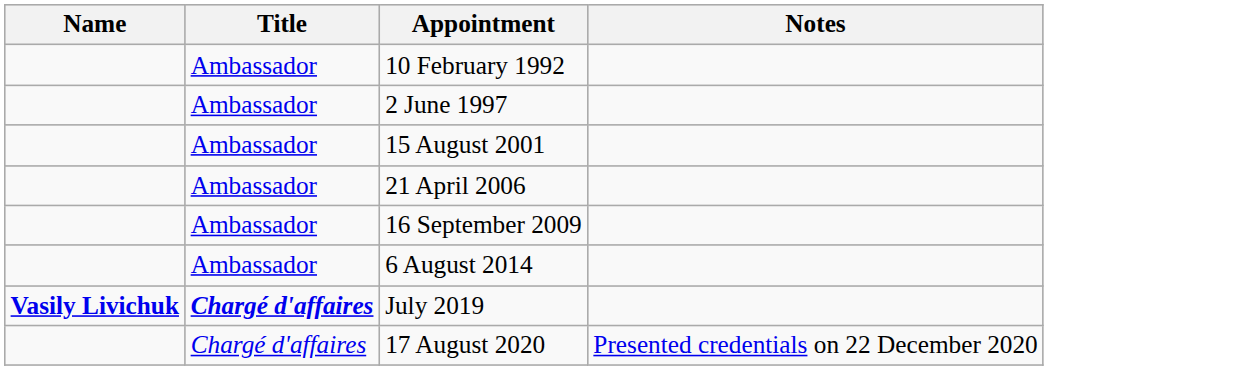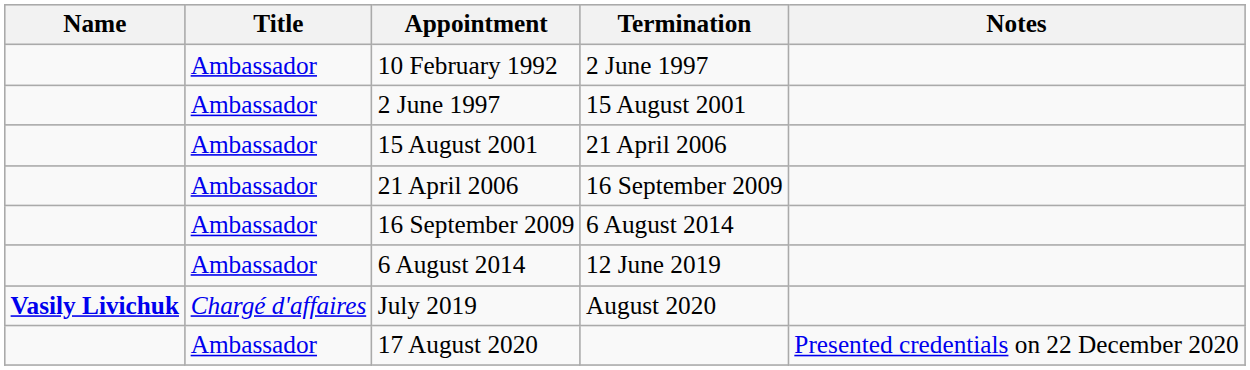+ column: (684, 24)
(282, 305) bold -> (278, 305) normal
(278, 345) Chargé d'affaires -> (254, 345) Ambassador
